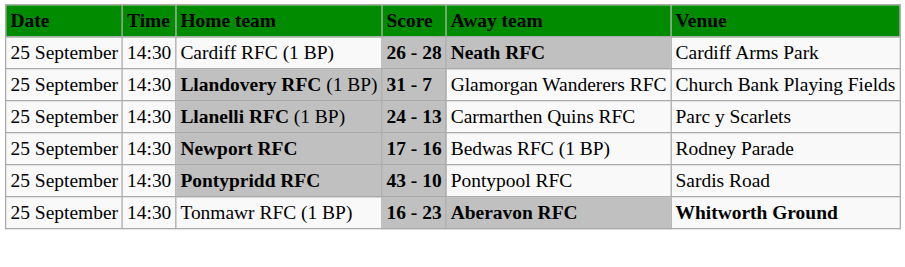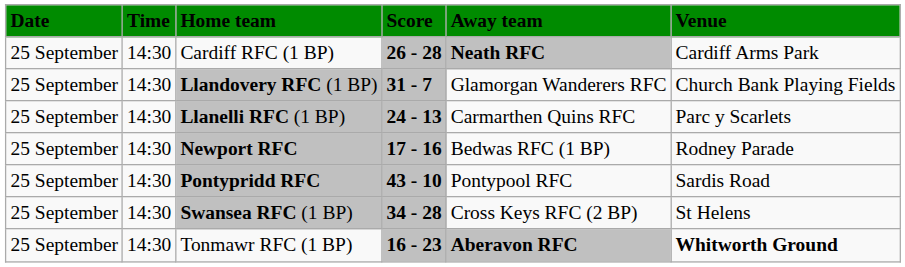+ row: (267, 213)
